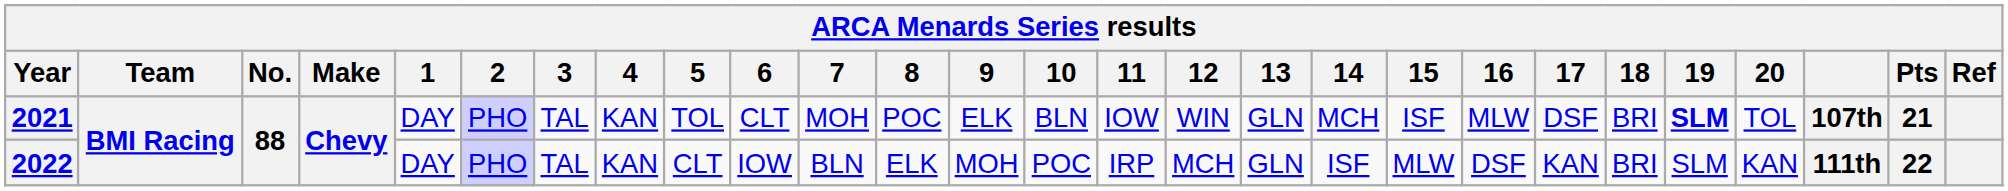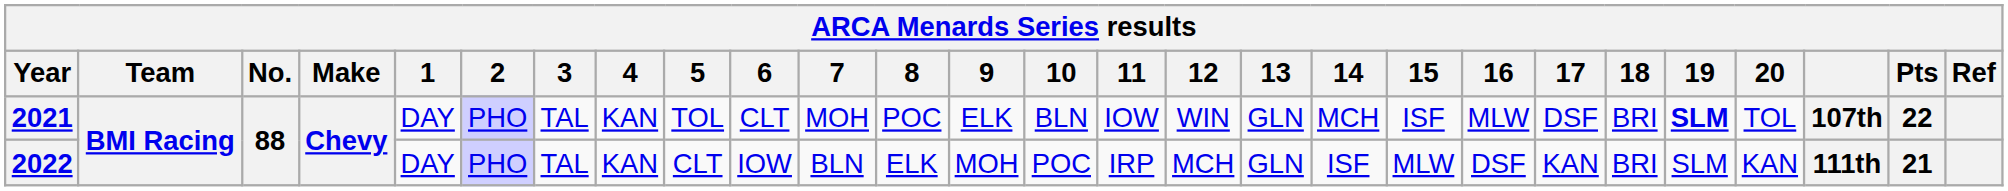(1917, 118) 21 -> (1917, 118) 22
(1917, 163) 22 -> (1917, 163) 21
